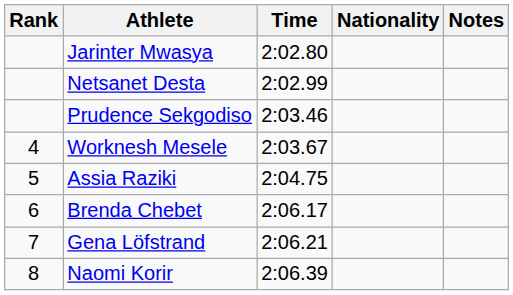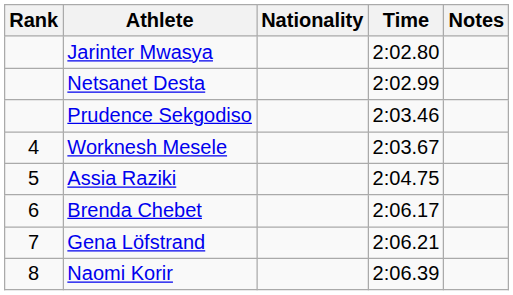columns swapped: (388, 20) <-> (295, 20)
